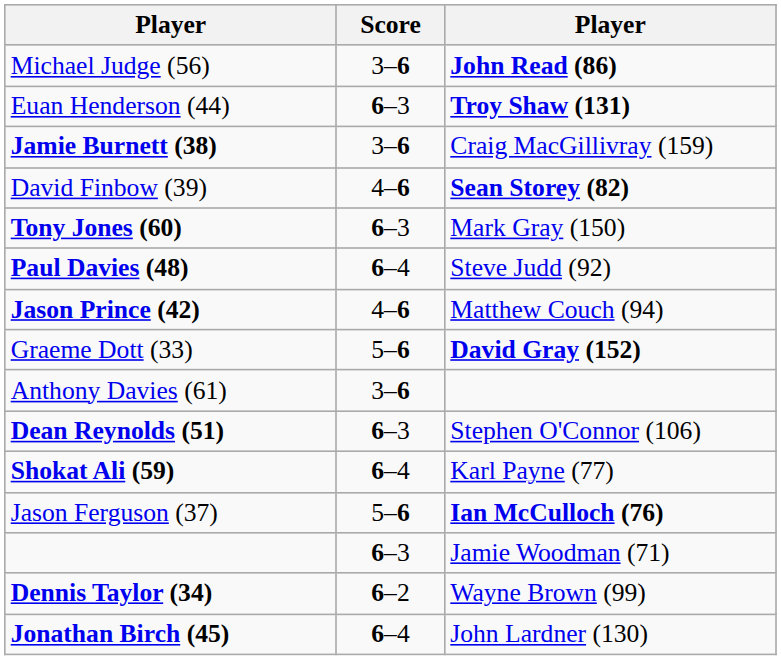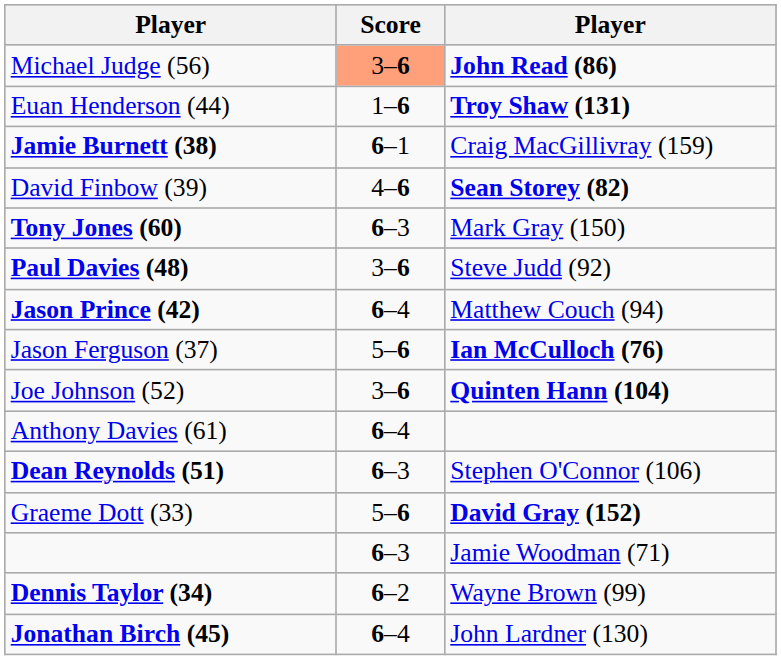(391, 65) no background -> (391, 65) lightsalmon background
(391, 106) 6–3 -> (391, 106) 1–6
(391, 146) 3–6 -> (391, 146) 6–1
(391, 268) 6–4 -> (391, 268) 3–6
(391, 308) 4–6 -> (391, 308) 6–4
rows swapped: (102, 349) <-> (114, 512)
+ row: (97, 390)
(391, 390) 3–6 -> (391, 430) 6–4
- row: (93, 471)
